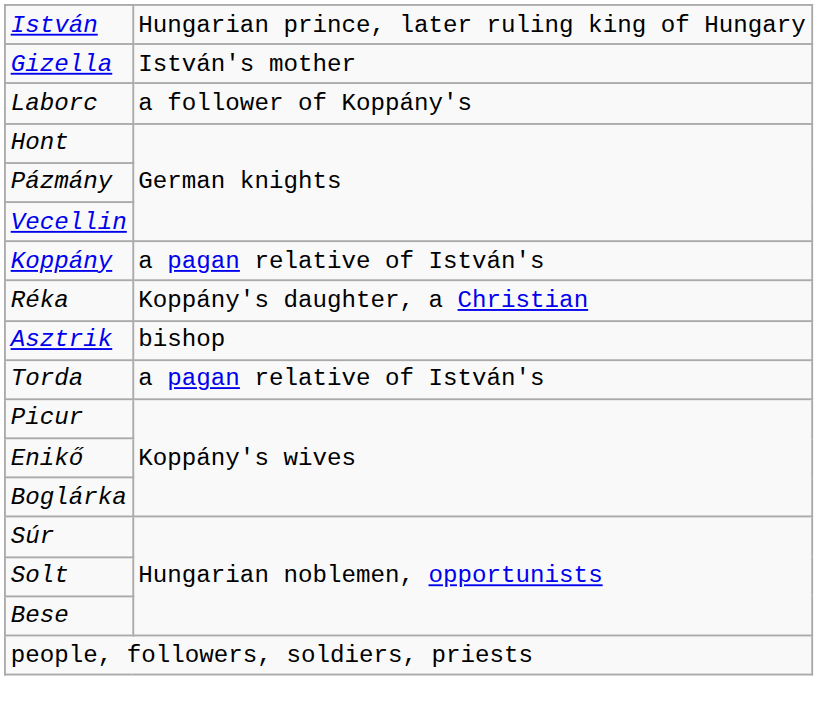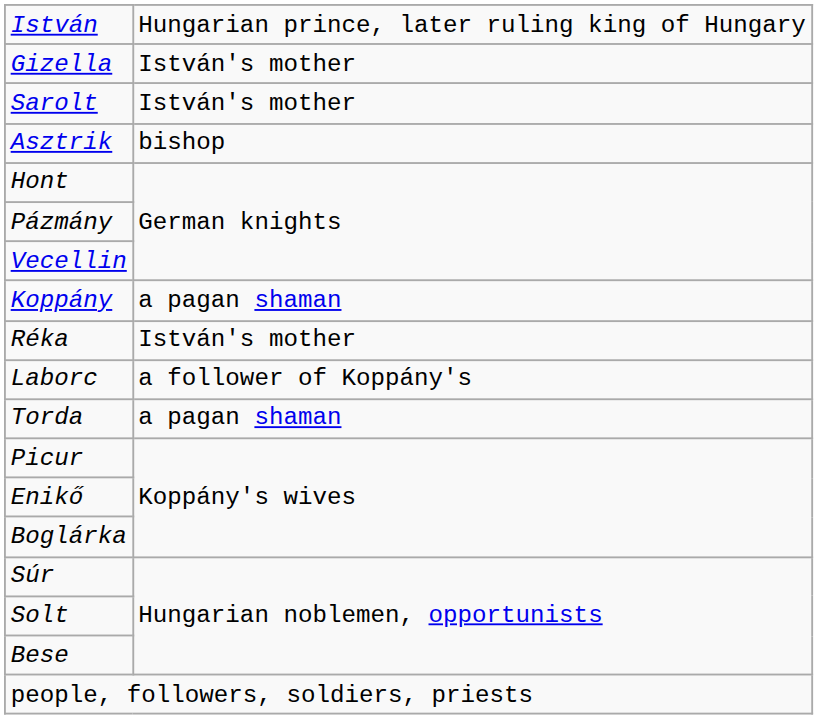+ row: (54, 103)
rows swapped: (61, 340) <-> (54, 103)
(341, 261) a pagan relative of István's -> (240, 300) a pagan shaman
(363, 300) Koppány's daughter, a Christian -> (247, 340) István's mother
(341, 379) a pagan relative of István's -> (240, 419) a pagan shaman
